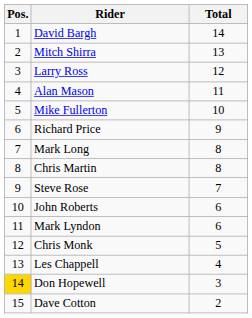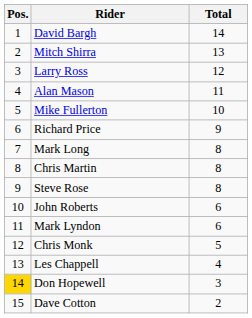(218, 187) 7 -> (218, 187) 8
